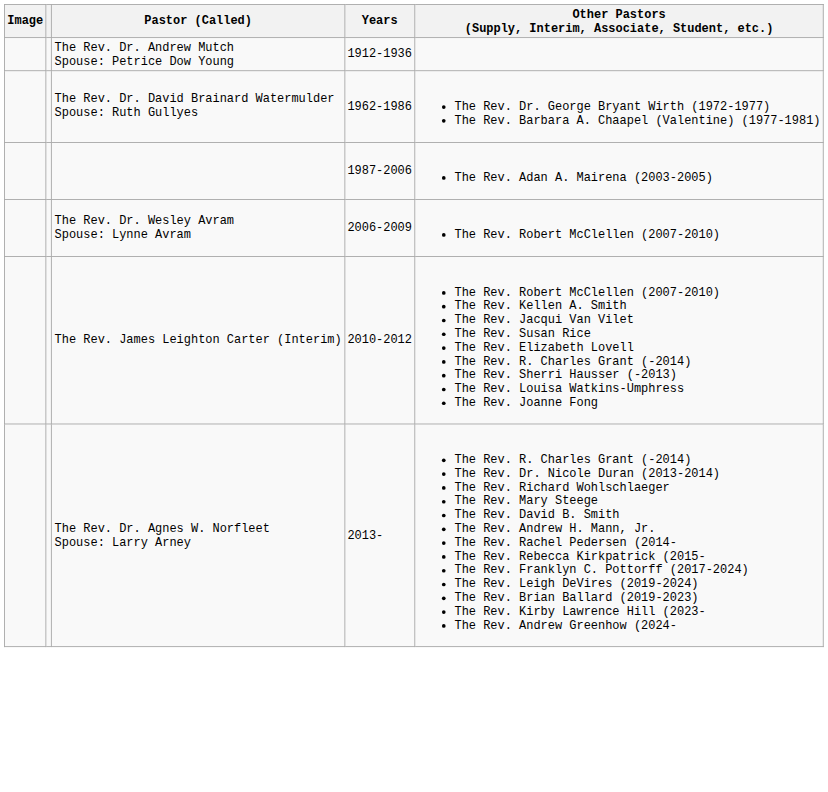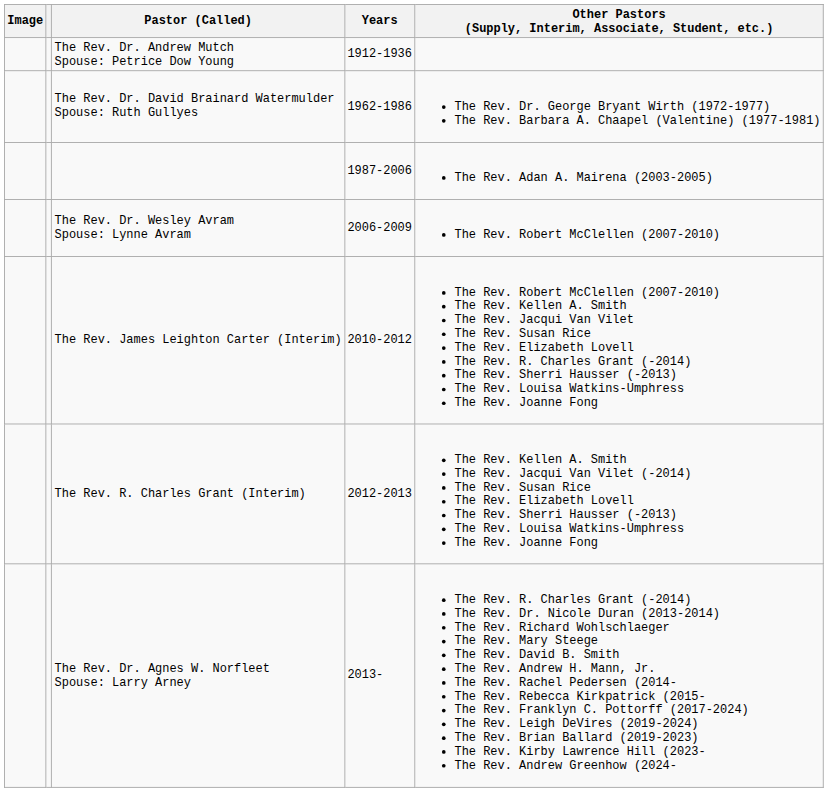+ row: (180, 494)
